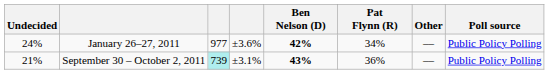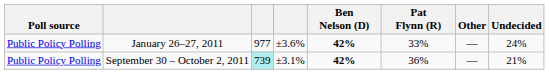columns swapped: (495, 25) <-> (32, 25)
(375, 43) 34% -> (418, 43) 33%
(301, 60) 43% -> (344, 60) 42%
